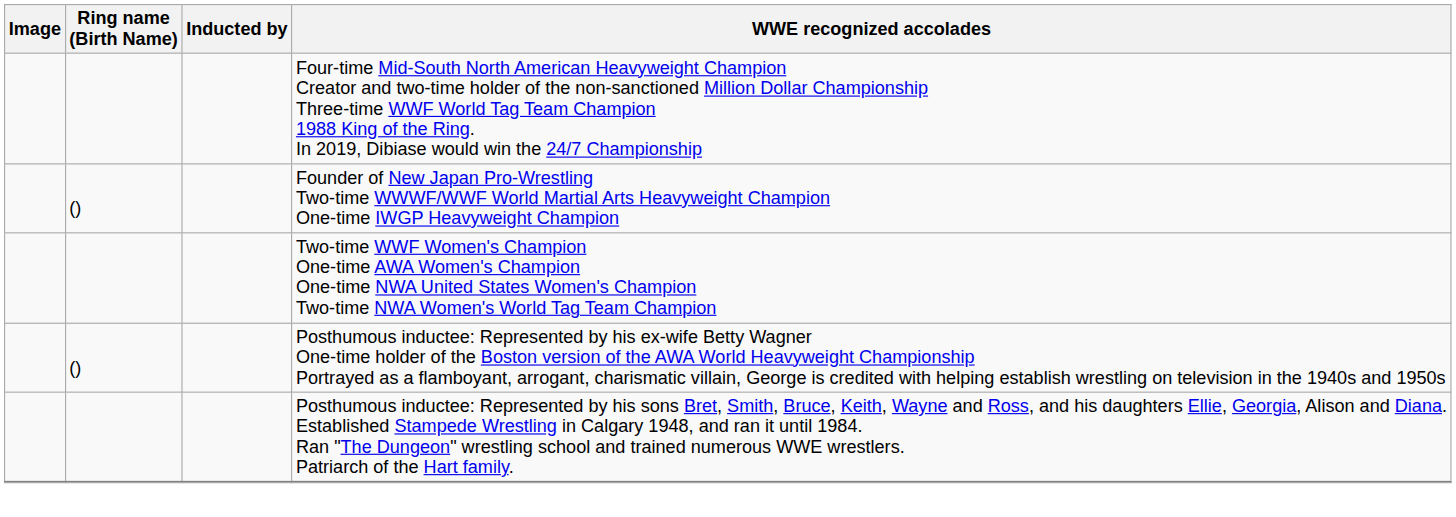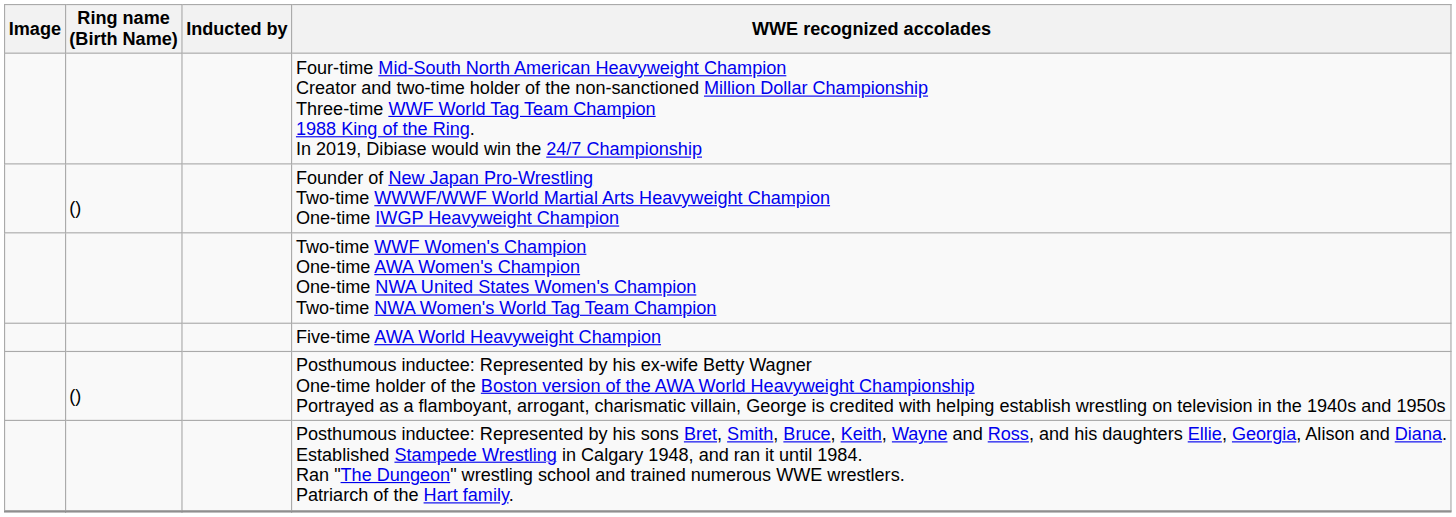+ row: (478, 336)
